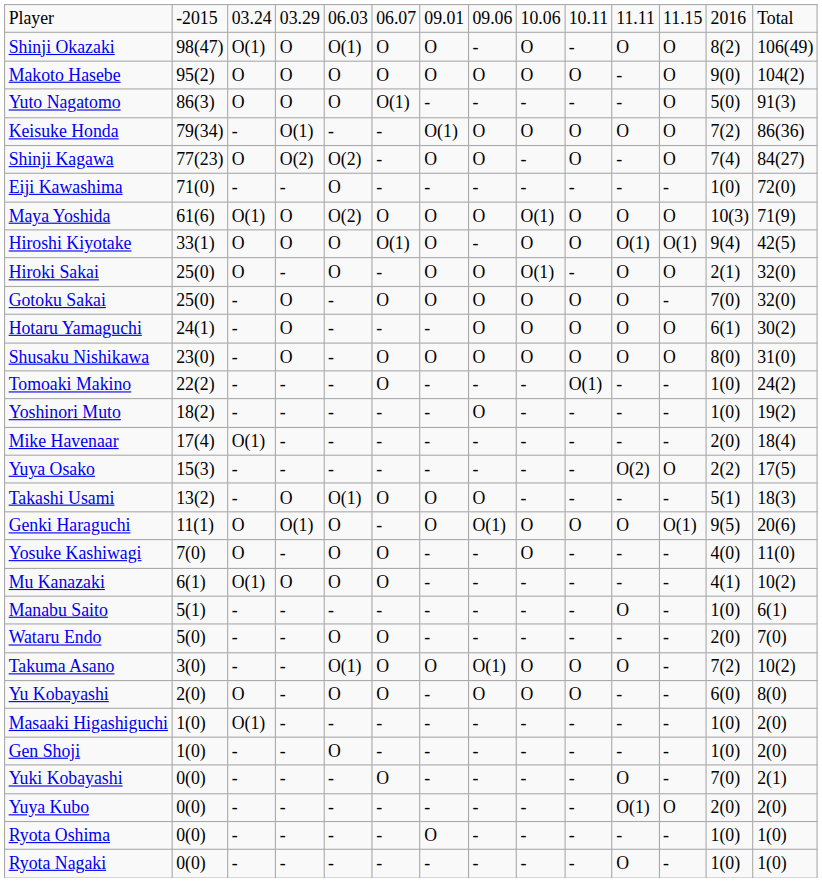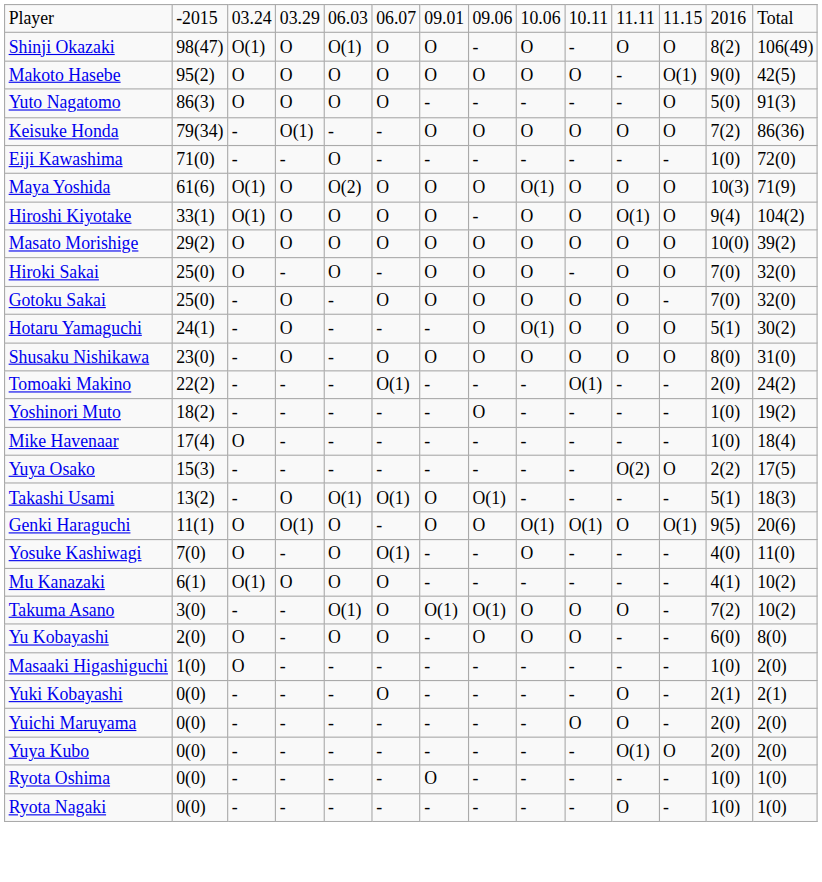(669, 74) O -> (680, 74) O(1)
(781, 74) 104(2) -> (776, 74) 42(5)
(393, 103) O(1) -> (383, 103) O
(441, 131) O(1) -> (431, 131) O
- row: (61, 159)
(238, 243) O -> (248, 215) O(1)
(393, 243) O(1) -> (383, 215) O
(680, 243) O(1) -> (669, 215) O
(776, 243) 42(5) -> (781, 215) 104(2)
+ row: (74, 243)
(537, 272) O(1) -> (527, 272) O
(725, 272) 2(1) -> (725, 272) 7(0)
(527, 328) O -> (537, 328) O(1)
(725, 328) 6(1) -> (725, 328) 5(1)
(383, 384) O -> (393, 384) O(1)
(725, 384) 1(0) -> (725, 384) 2(0)
(248, 441) O(1) -> (238, 441) O
(725, 441) 2(0) -> (725, 441) 1(0)
(383, 497) O -> (393, 497) O(1)
(479, 497) O -> (489, 497) O(1)
(489, 525) O(1) -> (479, 525) O
(527, 525) O -> (537, 525) O(1)
(575, 525) O -> (585, 525) O(1)
(383, 553) O -> (393, 553) O(1)
- row: (58, 610)
- row: (55, 638)
(431, 666) O -> (441, 610) O(1)
(248, 722) O(1) -> (238, 666) O
- row: (44, 750)
(725, 779) 7(0) -> (725, 694) 2(1)
+ row: (73, 722)
